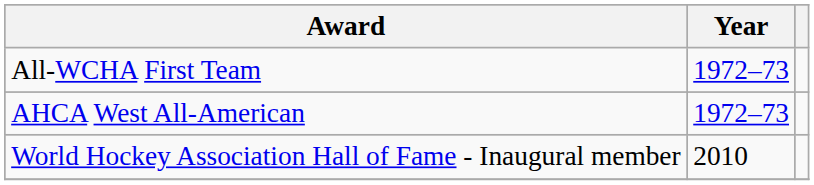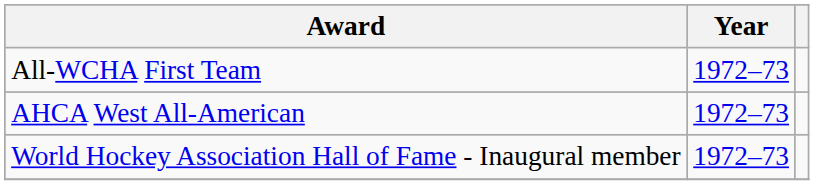(721, 156) 2010 -> (741, 156) 1972–73
